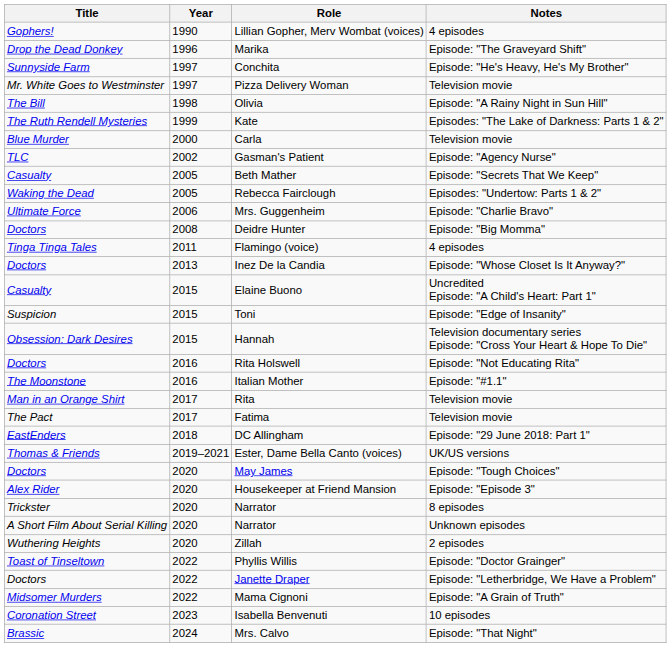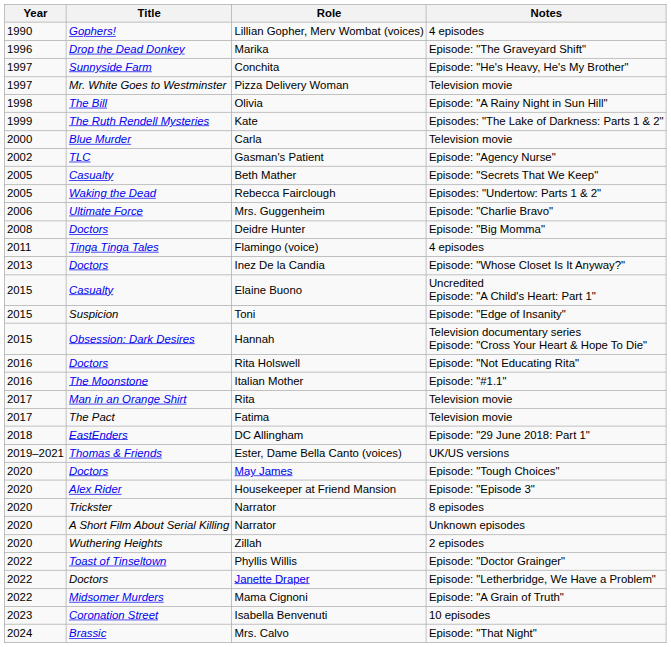columns swapped: (201, 13) <-> (87, 13)
